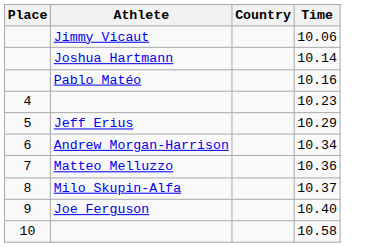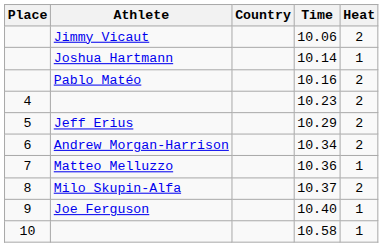+ column: (359, 15)
